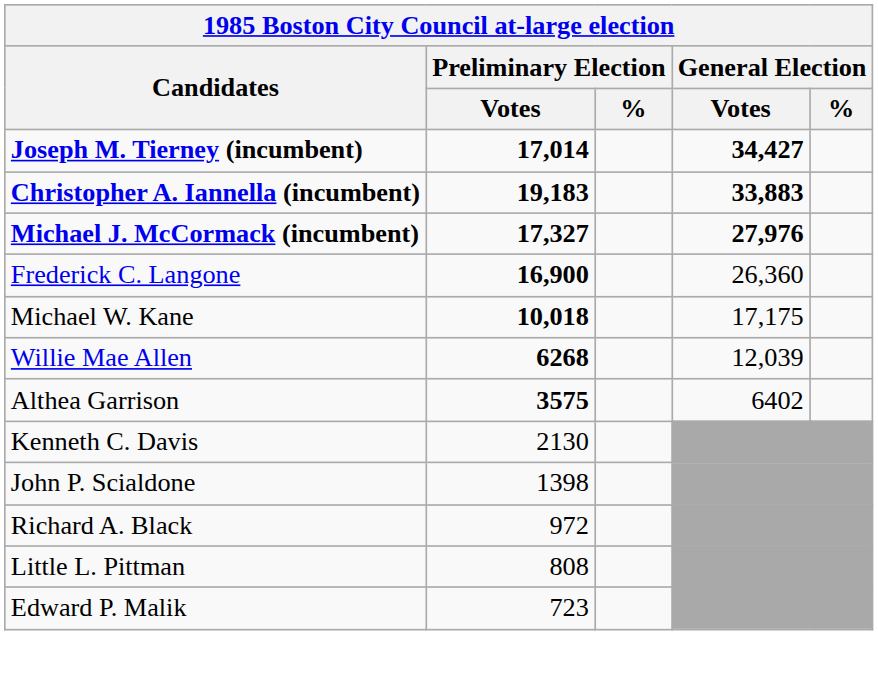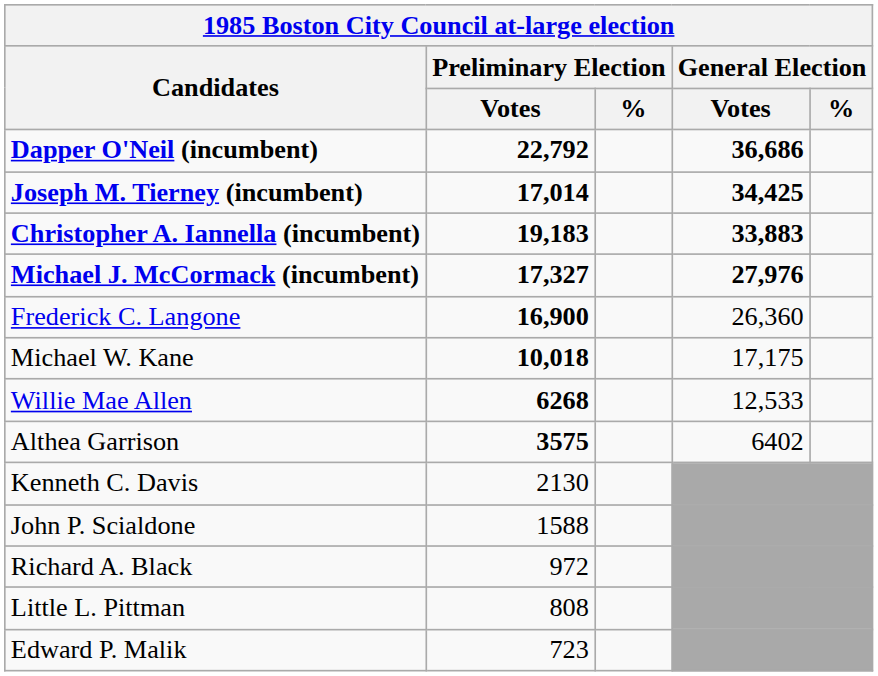+ row: (164, 150)
(768, 150) 34,427 -> (768, 191) 34,425
(768, 358) 12,039 -> (768, 399) 12,533
(563, 483) 1398 -> (563, 524) 1588
